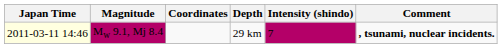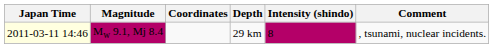(271, 33) 7 -> (271, 33) 8
(427, 33) bold -> (422, 33) normal
